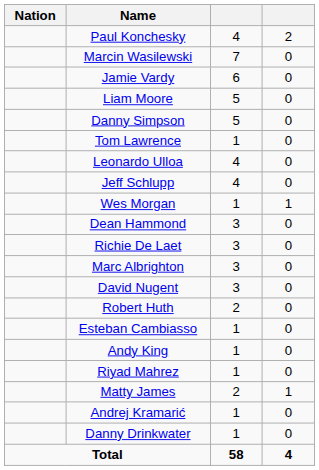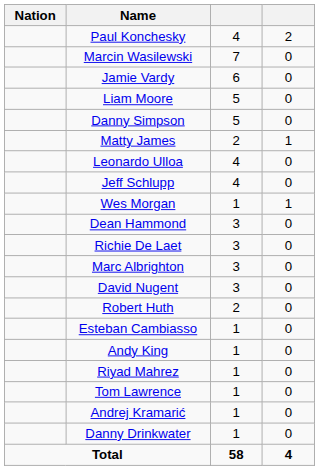rows swapped: (138, 392) <-> (138, 141)
